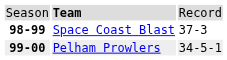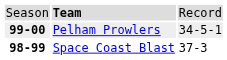rows swapped: (114, 30) <-> (107, 48)
